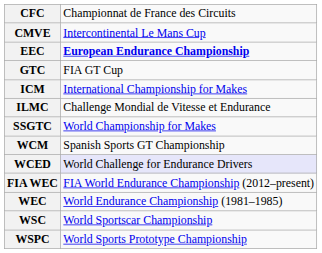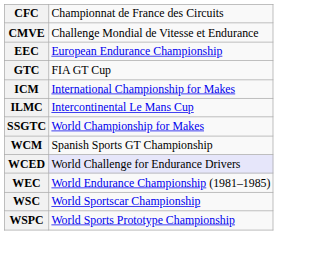(135, 32) Intercontinental Le Mans Cup -> (155, 32) Challenge Mondial de Vitesse et Endurance
(156, 51) bold -> (137, 51) normal
(167, 107) Challenge Mondial de Vitesse et Endurance -> (123, 107) Intercontinental Le Mans Cup
- row: (32, 182)
